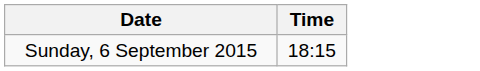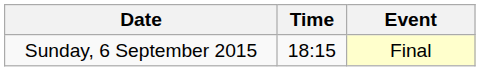+ column: (411, 19)
